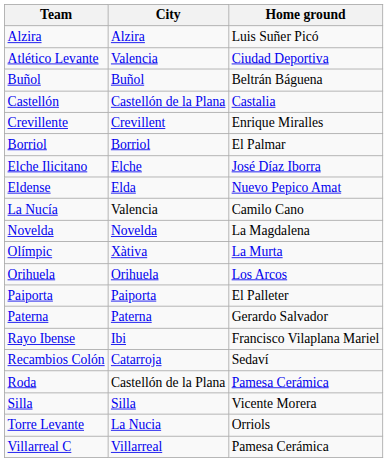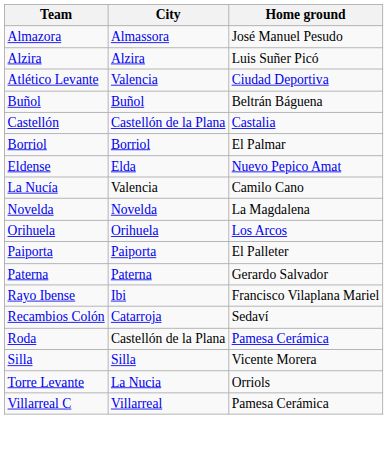+ row: (34, 36)
- row: (38, 123)
- row: (47, 166)
- row: (30, 252)
